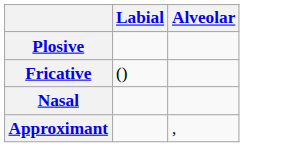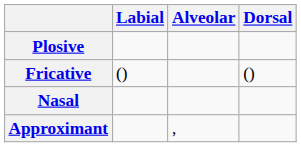+ column: (268, 18)
